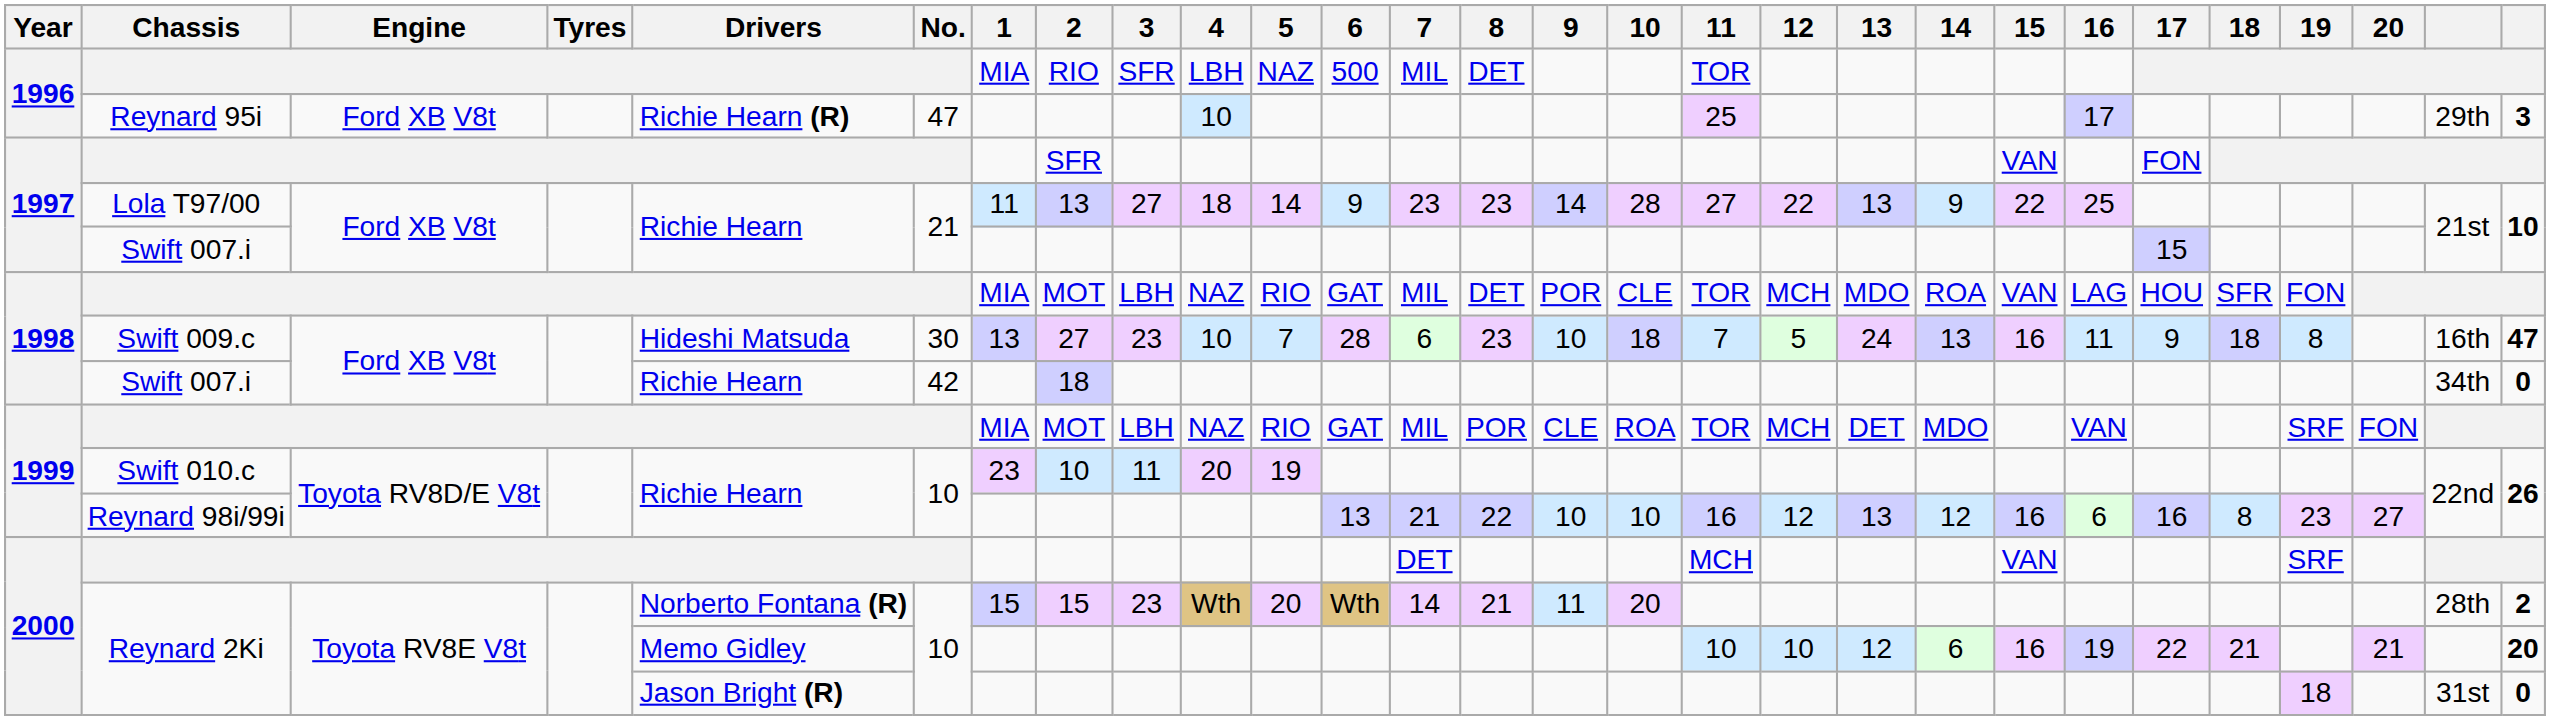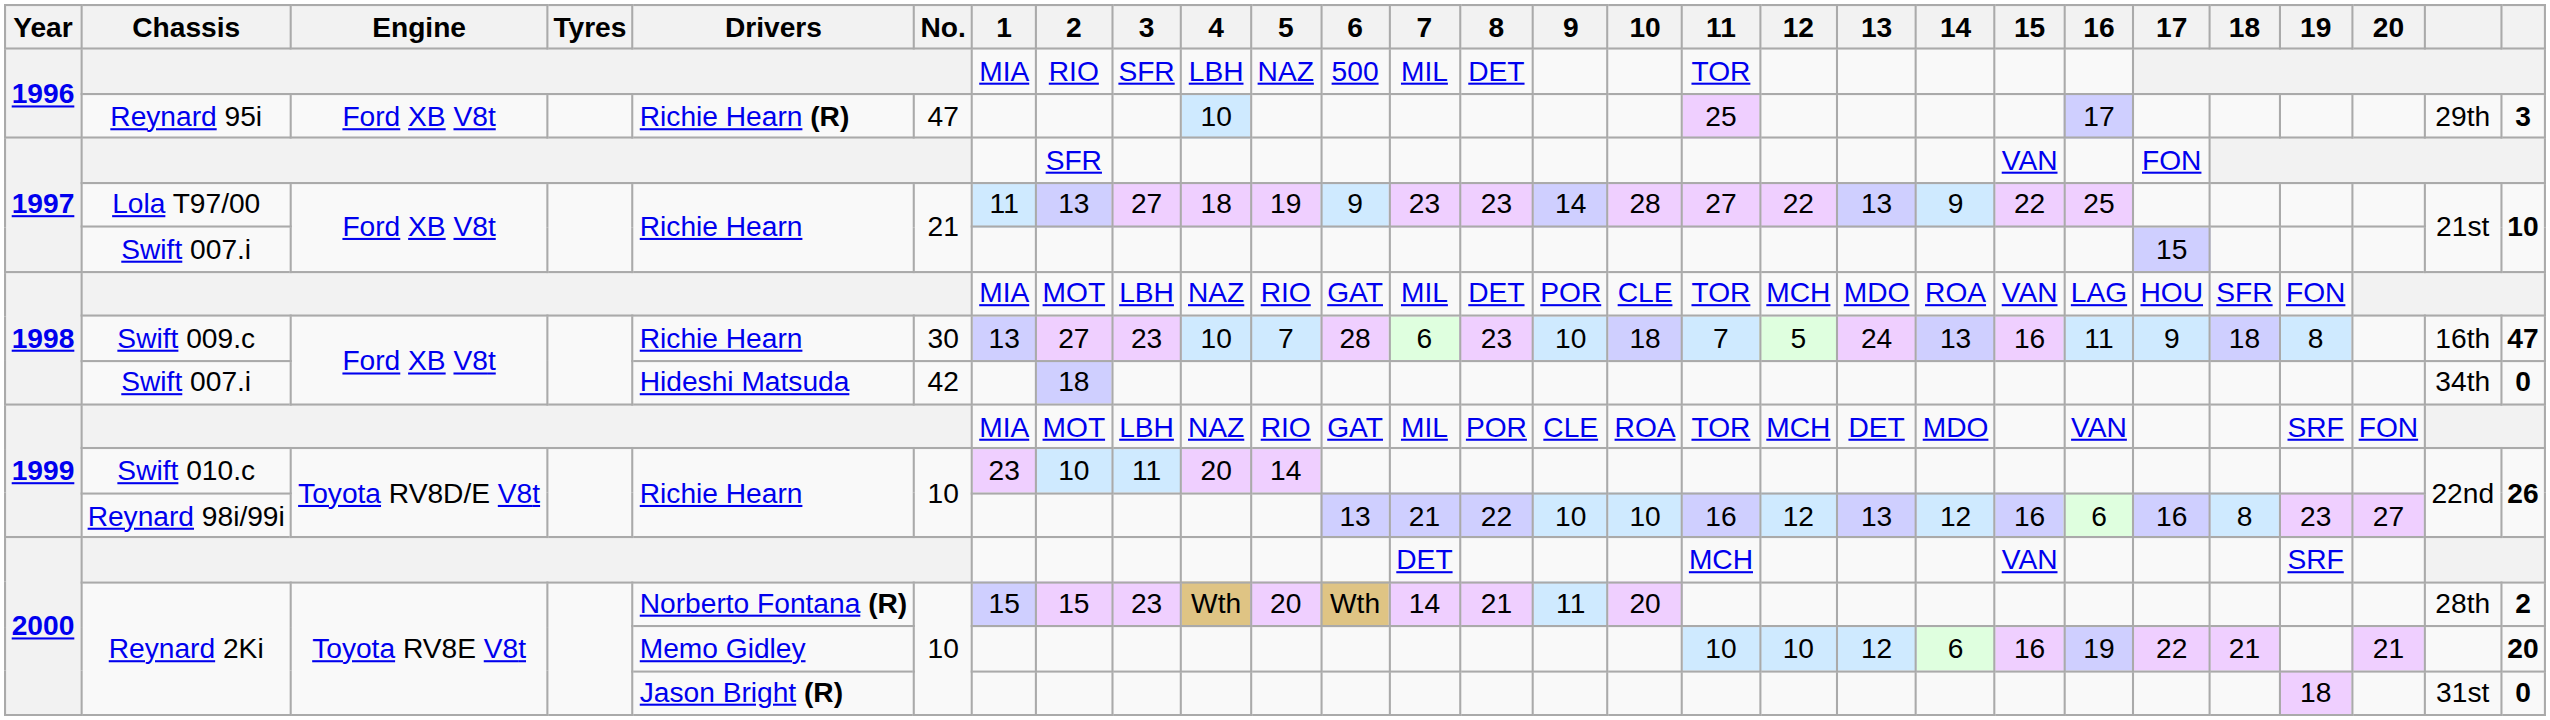(1286, 204) 14 -> (1286, 204) 19
(745, 337) Hideshi Matsuda -> (721, 337) Richie Hearn
(721, 382) Richie Hearn -> (745, 382) Hideshi Matsuda
(1286, 471) 19 -> (1286, 471) 14
